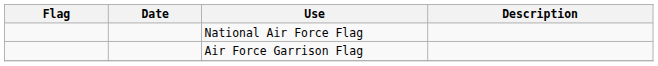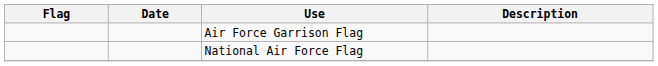rows swapped: (284, 32) <-> (284, 51)
